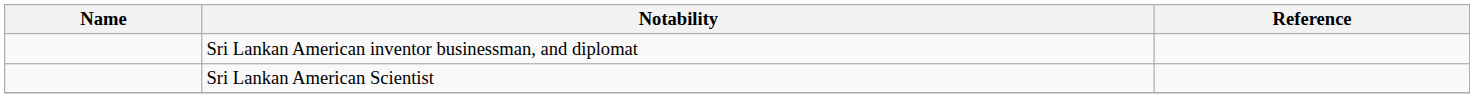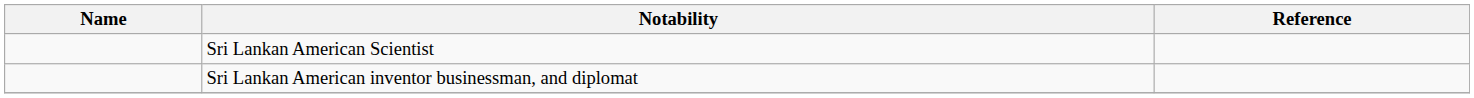rows swapped: (320, 78) <-> (422, 48)
